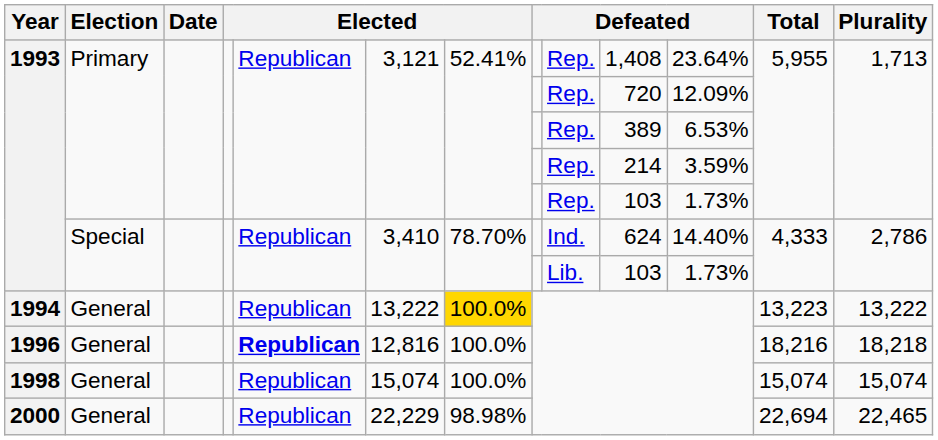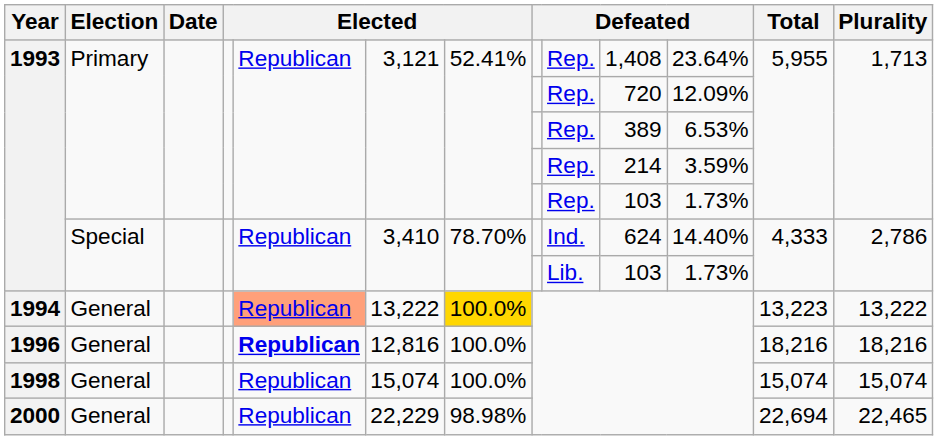(295, 308) no background -> (295, 308) lightsalmon background
(893, 344) 18,218 -> (893, 344) 18,216
